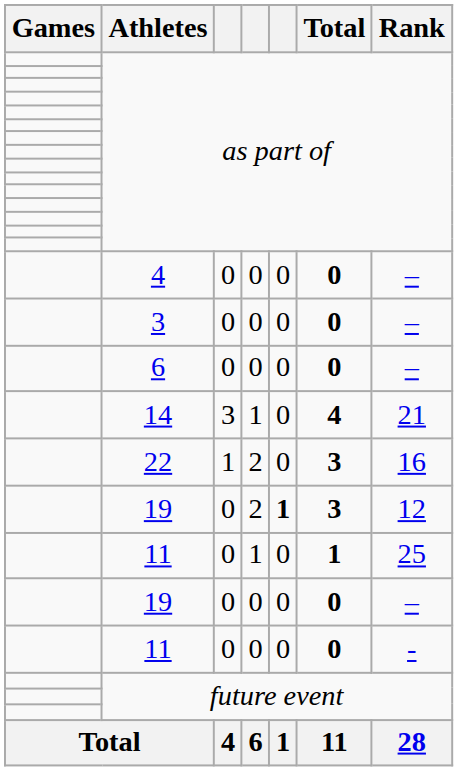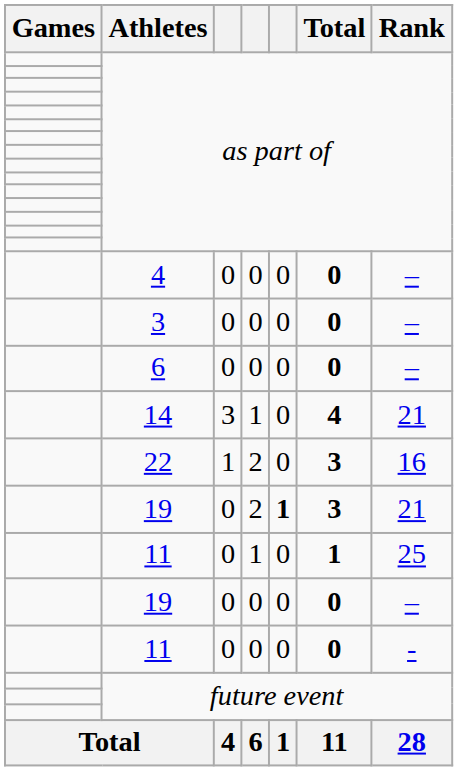(412, 508) 12 -> (412, 508) 21
